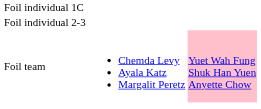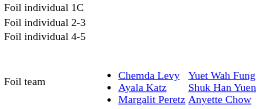+ row: (45, 37)
(222, 72) pink background -> (222, 87) no background
